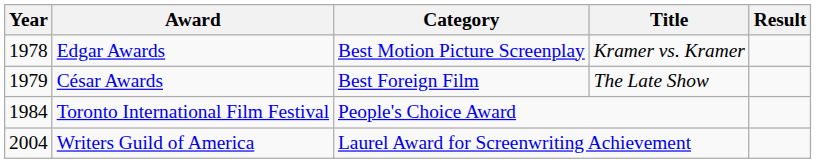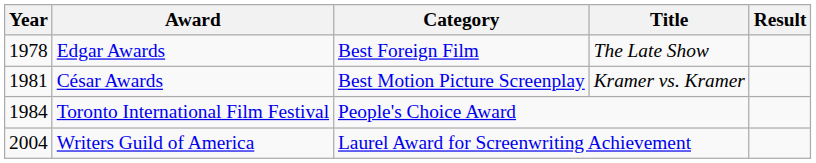(461, 50) Best Motion Picture Screenplay -> (408, 50) Best Foreign Film
(669, 50) Kramer vs. Kramer -> (651, 50) The Late Show
(28, 81) 1979 -> (28, 81) 1981
(408, 81) Best Foreign Film -> (461, 81) Best Motion Picture Screenplay
(651, 81) The Late Show -> (669, 81) Kramer vs. Kramer
